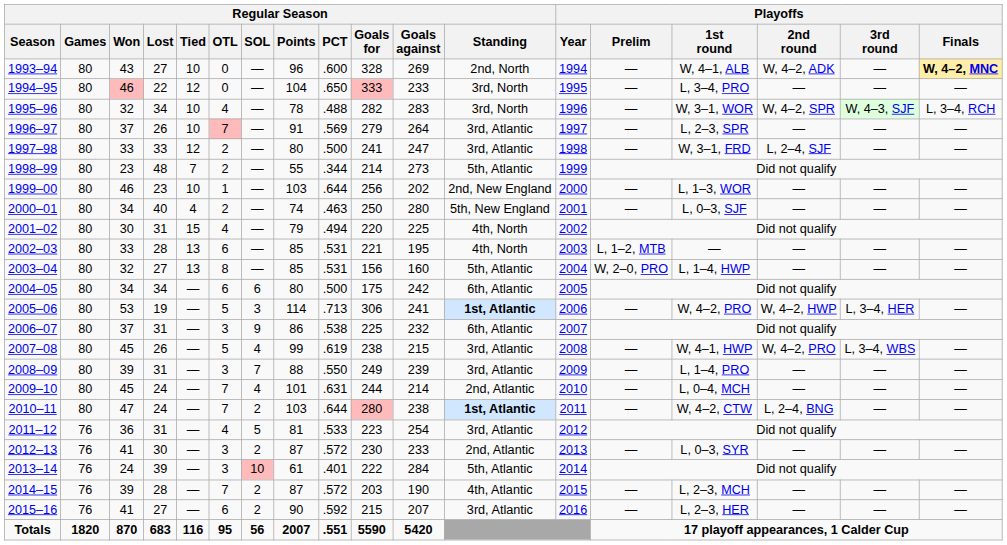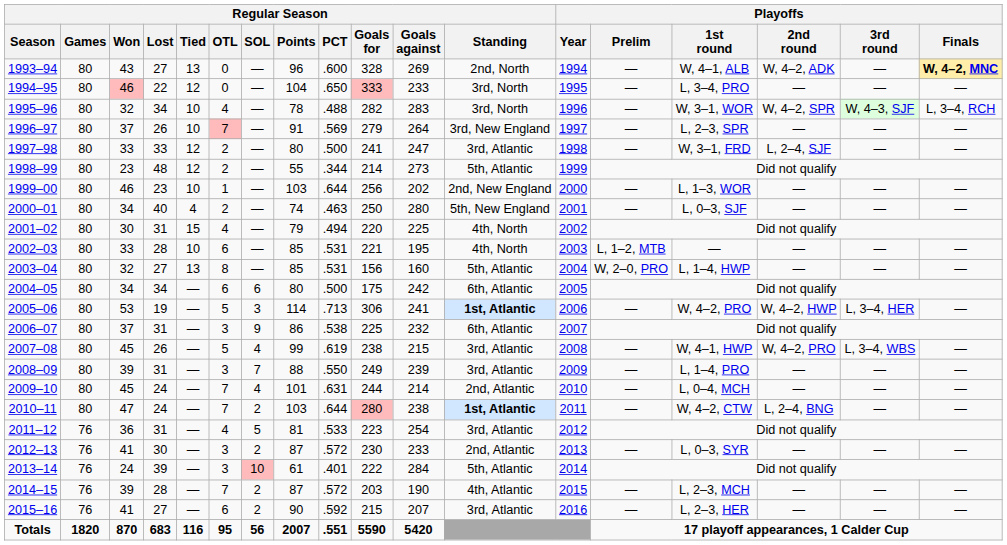(193, 68) 10 -> (193, 68) 13
(500, 128) 3rd, Atlantic -> (500, 128) 3rd, New England
(193, 169) 7 -> (193, 169) 12
(193, 249) 13 -> (193, 249) 10
